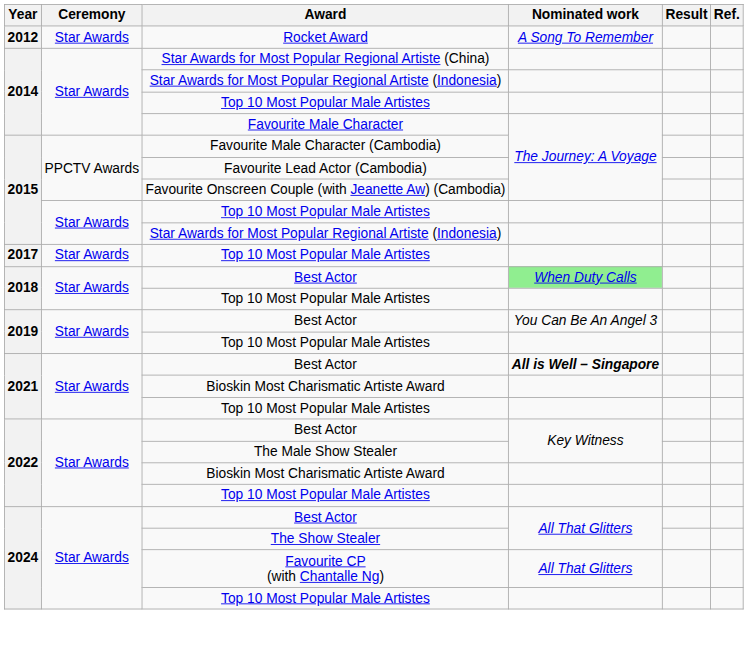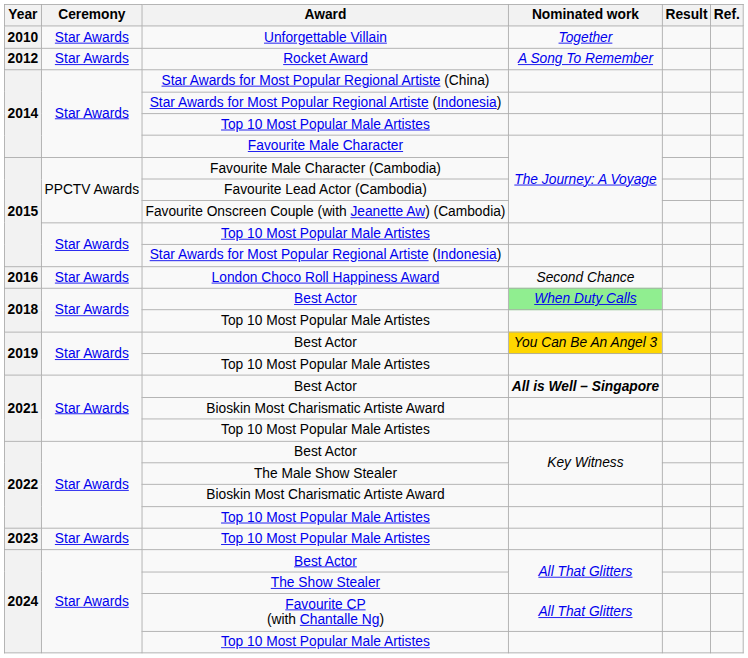+ row: (23, 37)
+ row: (23, 277)
- row: (23, 255)
(585, 320) no background -> (585, 342) gold background
+ row: (23, 539)
